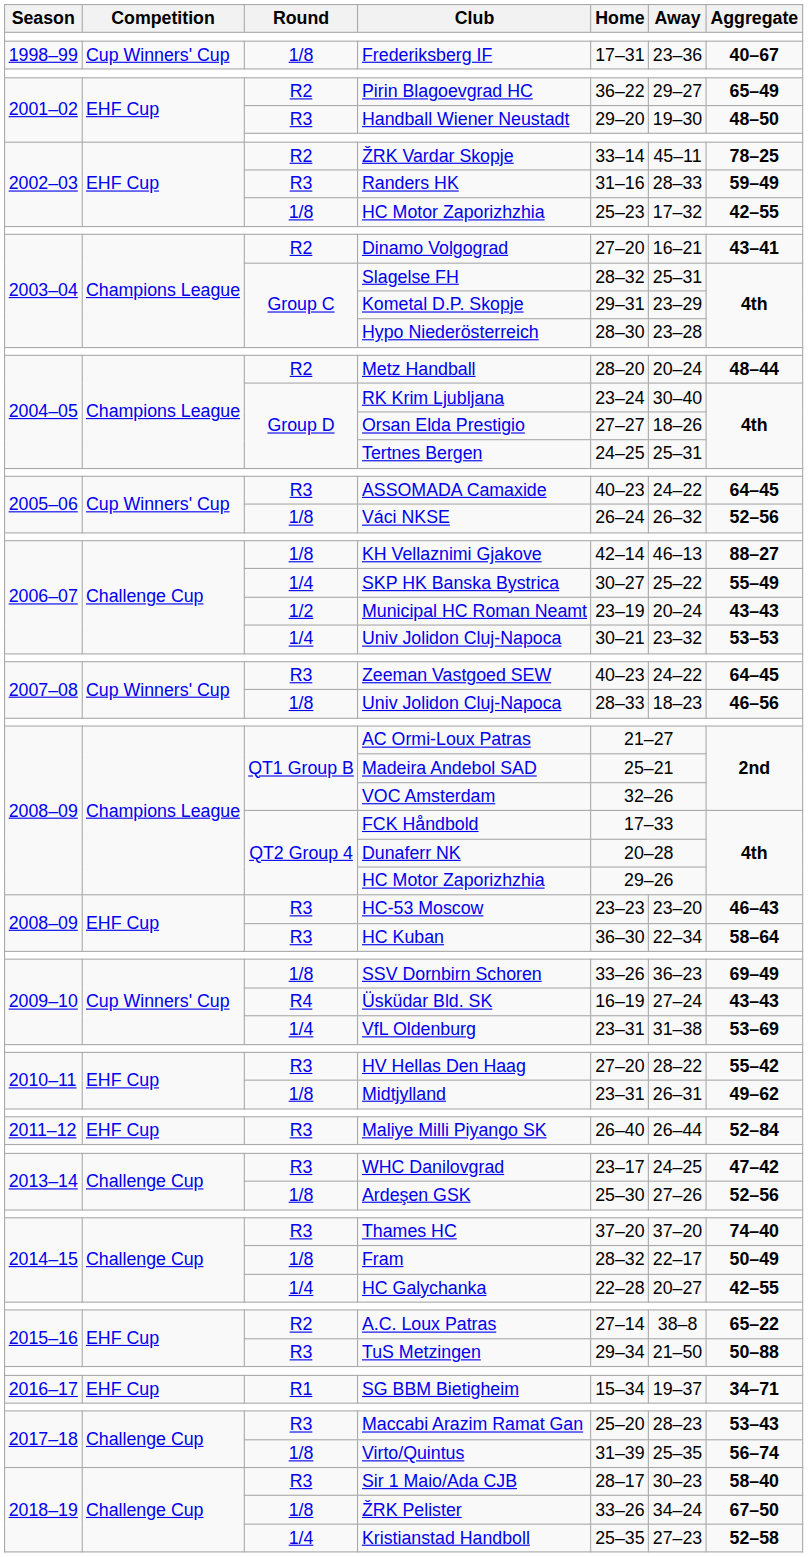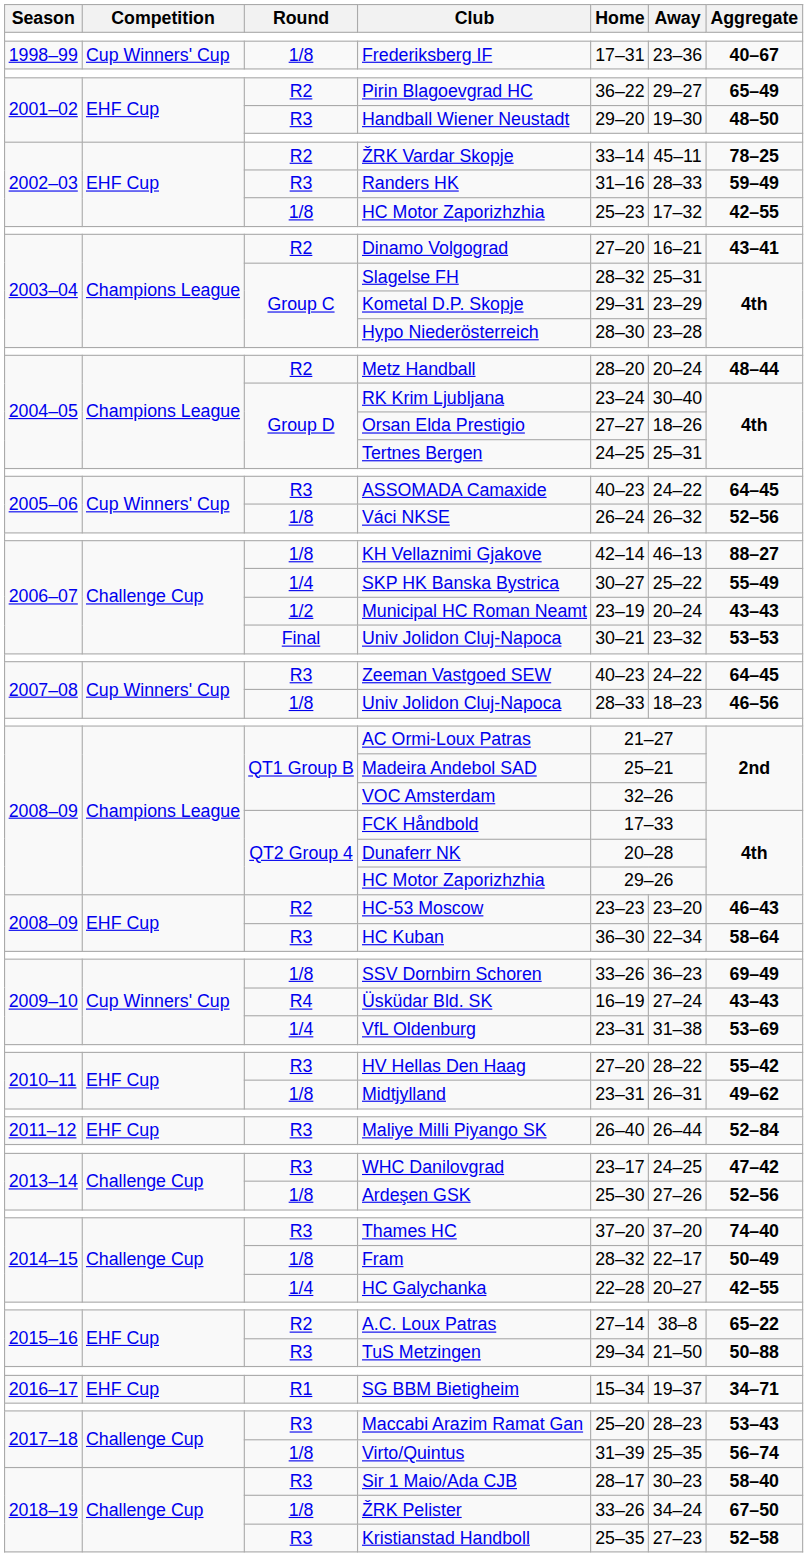(301, 639) 1/4 -> (301, 639) Final
(301, 909) R3 -> (301, 909) R2
(301, 1537) 1/4 -> (301, 1537) R3
